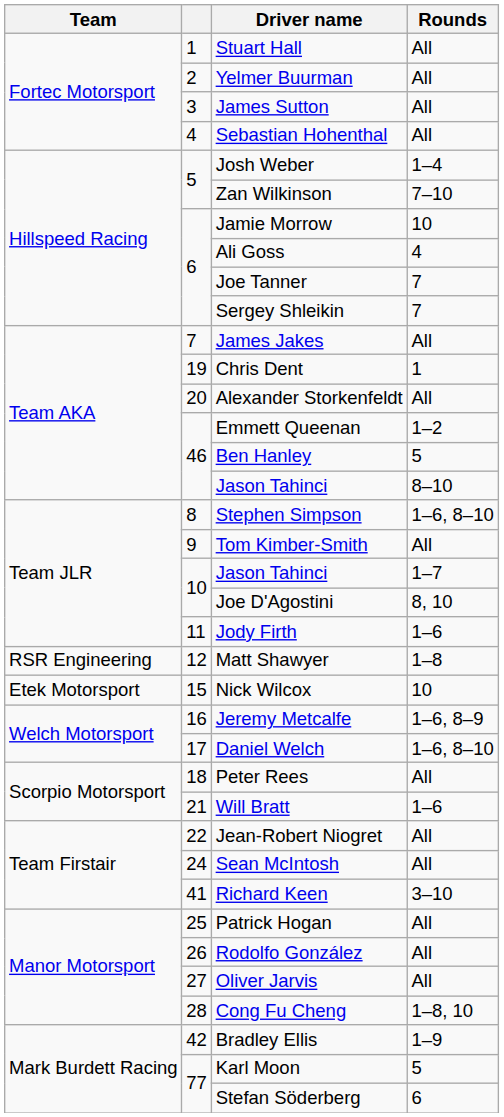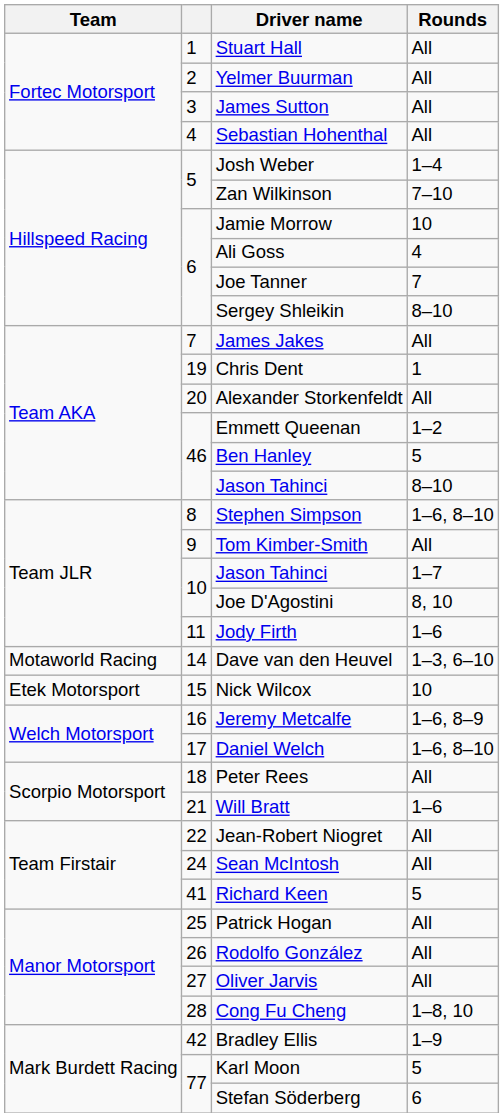(417, 310) 7 -> (432, 310) 8–10
- row: (197, 660)
+ row: (197, 660)
(432, 894) 3–10 -> (417, 894) 5
